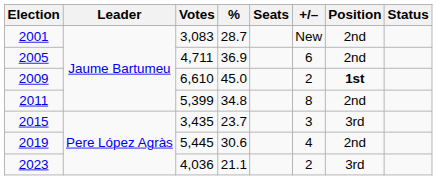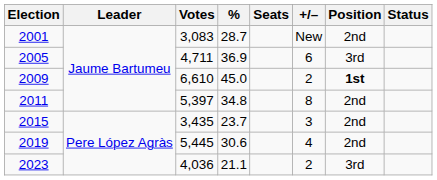(355, 57) 2nd -> (355, 57) 3rd
(197, 100) 5,399 -> (197, 100) 5,397
(355, 121) 3rd -> (355, 121) 2nd
